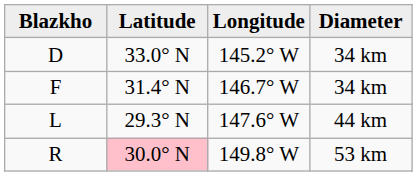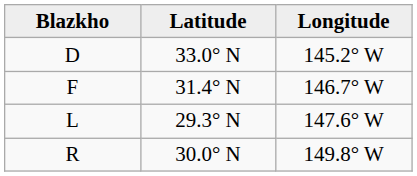- column: (361, 21)
(157, 154) pink background -> (208, 154) no background
